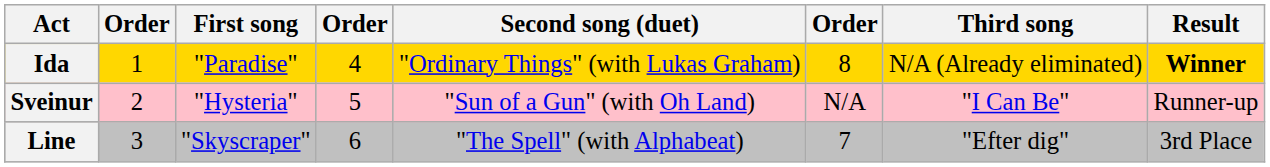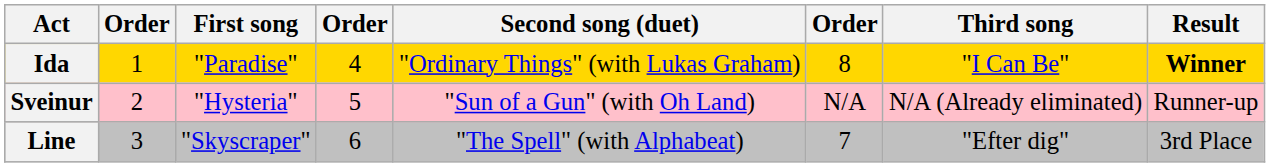(1016, 63) N/A (Already eliminated) -> (1016, 63) "I Can Be"
(1016, 102) "I Can Be" -> (1016, 102) N/A (Already eliminated)
